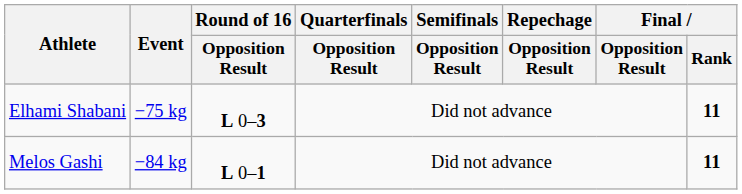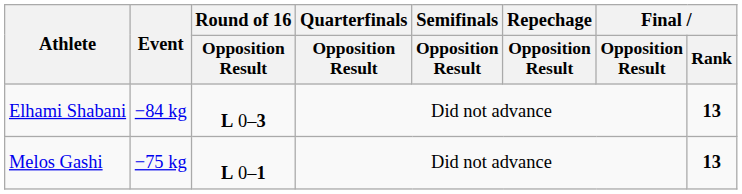(161, 110) −75 kg -> (161, 110) −84 kg
(712, 110) 11 -> (712, 110) 13
(161, 162) −84 kg -> (161, 162) −75 kg
(712, 162) 11 -> (712, 162) 13
